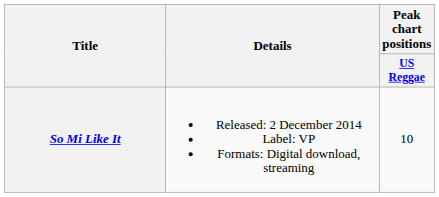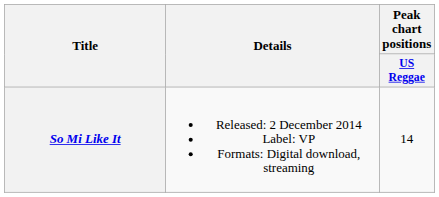(407, 139) 10 -> (407, 139) 14
